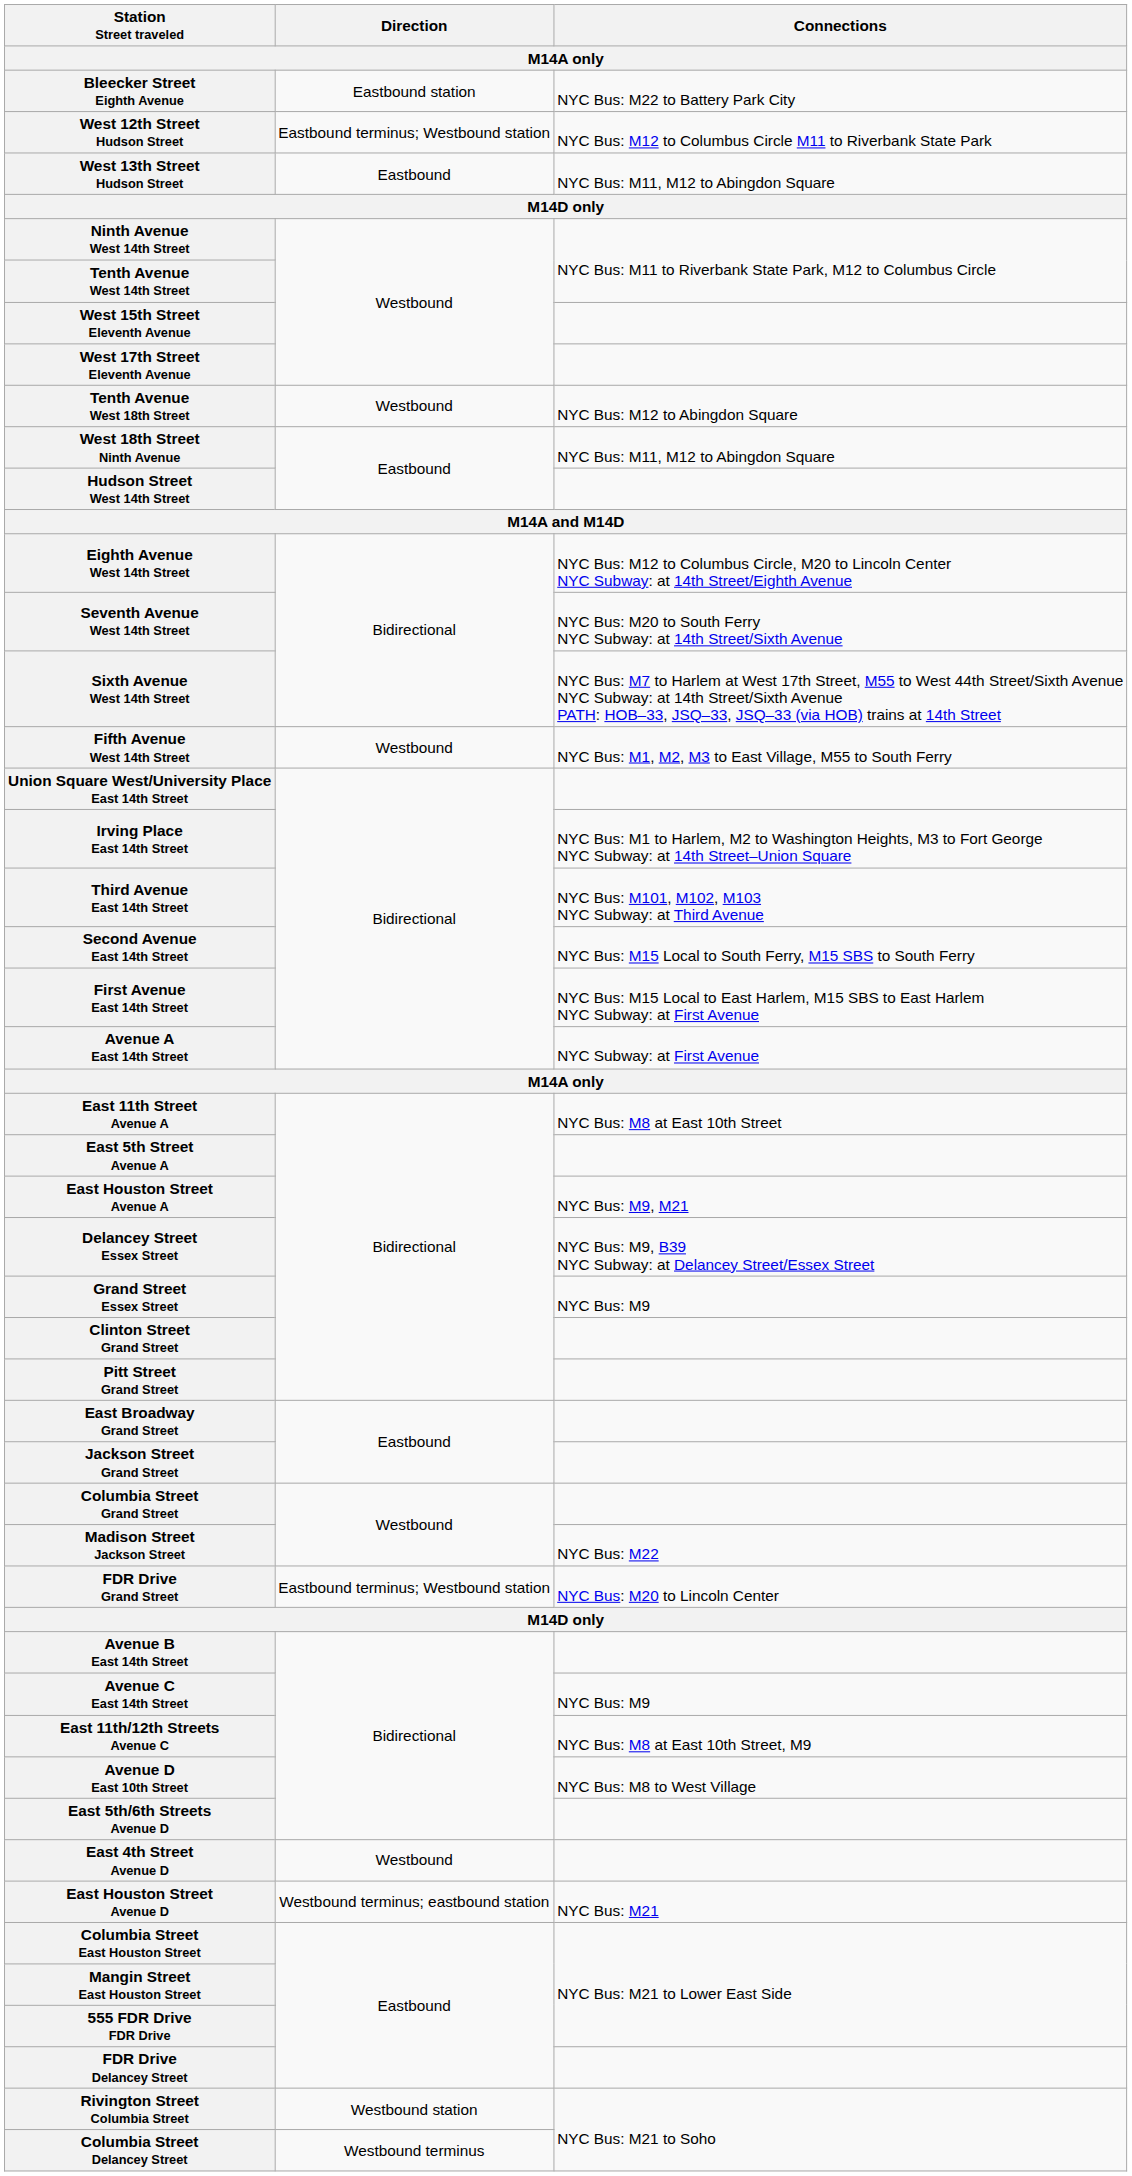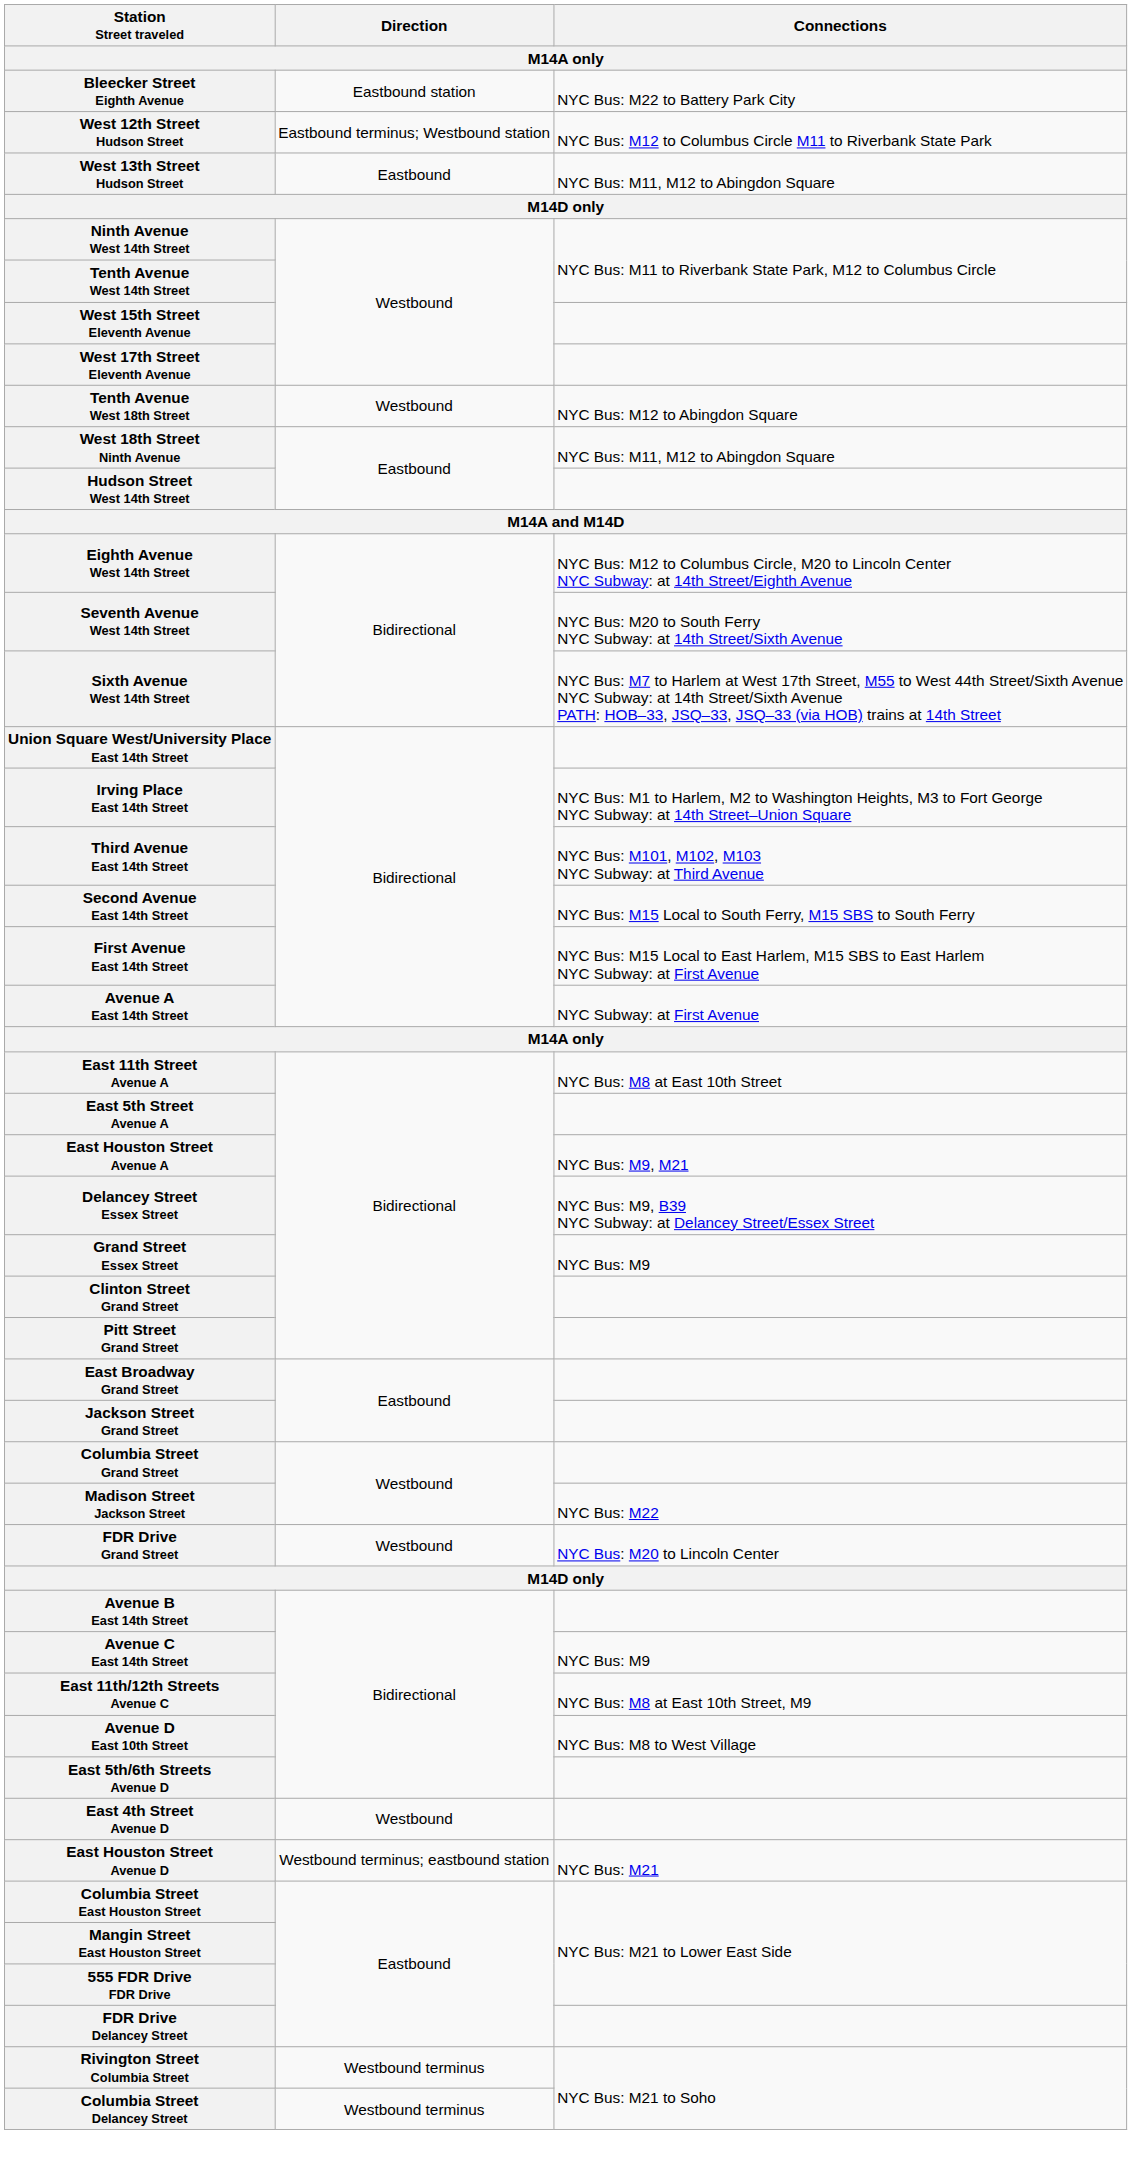- row: (140, 748)
(414, 1587) Eastbound terminus; Westbound station -> (414, 1546) Westbound
(414, 2109) Westbound station -> (414, 2068) Westbound terminus
